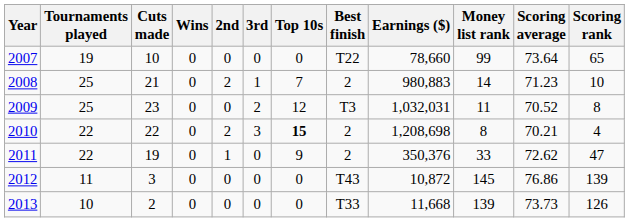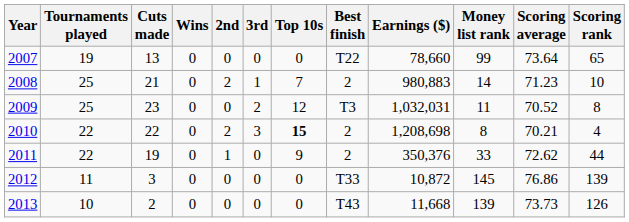(152, 58) 10 -> (152, 58) 13
(597, 155) 47 -> (597, 155) 44
(348, 180) T43 -> (348, 180) T33
(348, 204) T33 -> (348, 204) T43
